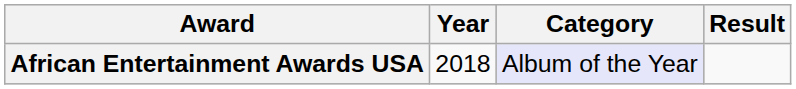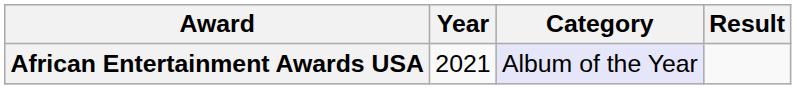(463, 63) 2018 -> (463, 63) 2021
